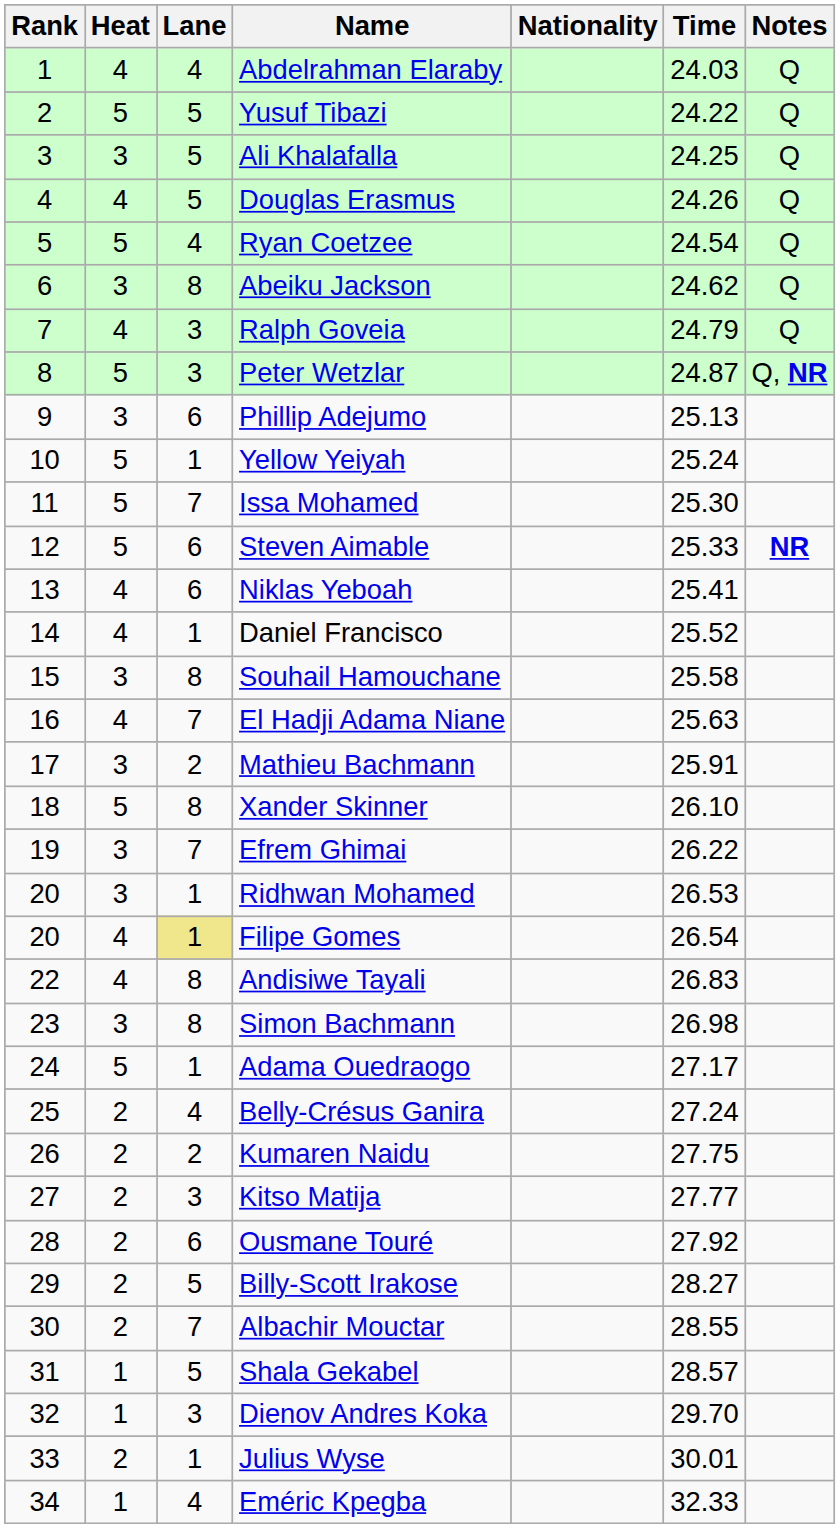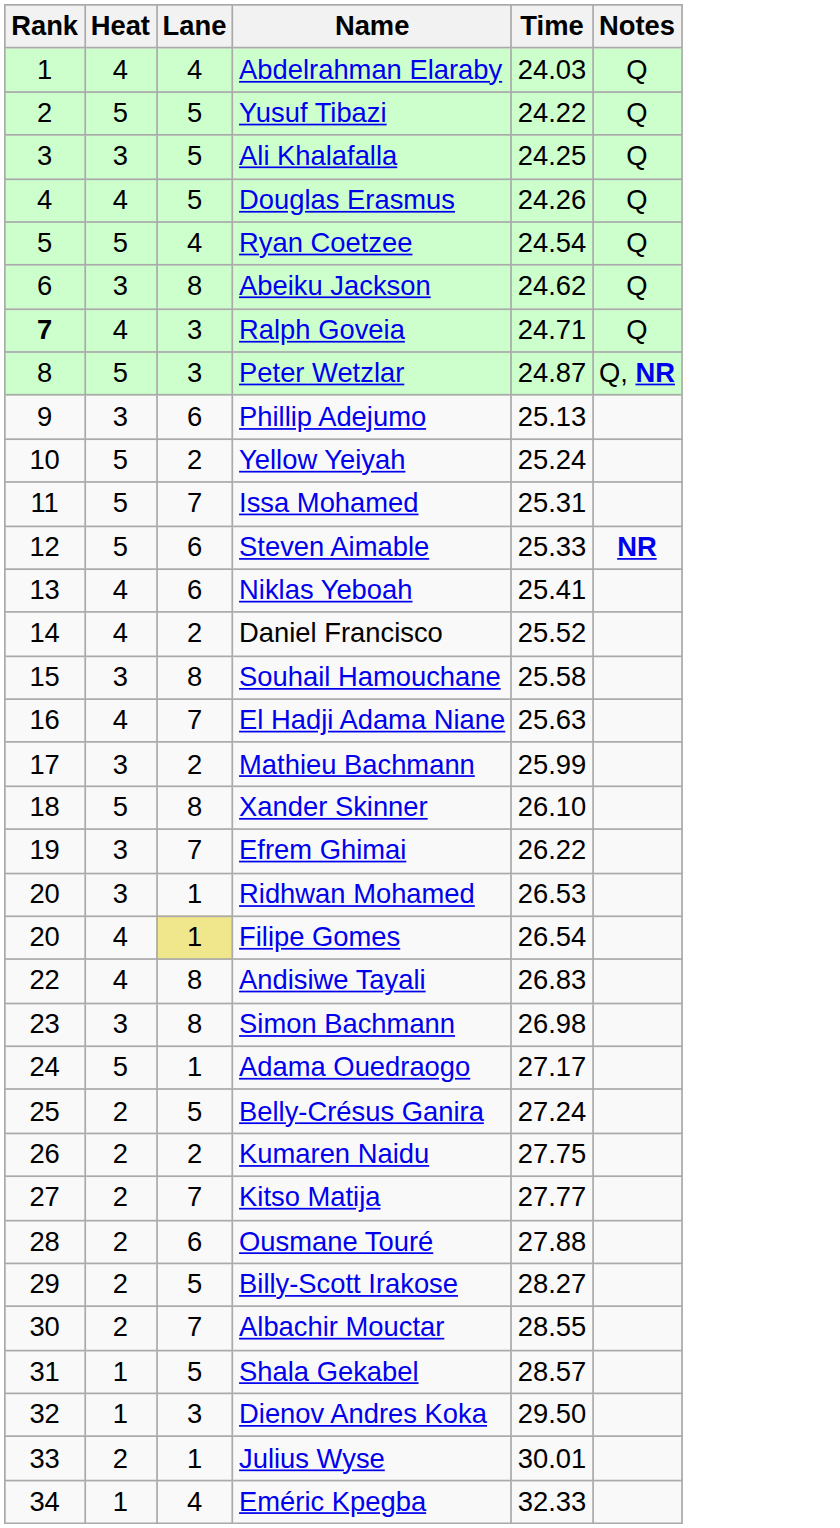- column: (588, 26)
(45, 329) normal -> (45, 329) bold
(705, 329) 24.79 -> (552, 329) 24.71
(195, 460) 1 -> (195, 460) 2
(705, 503) 25.30 -> (552, 503) 25.31
(195, 633) 1 -> (195, 633) 2
(705, 763) 25.91 -> (552, 763) 25.99
(195, 1110) 4 -> (195, 1110) 5
(195, 1197) 3 -> (195, 1197) 7
(705, 1241) 27.92 -> (552, 1241) 27.88
(705, 1414) 29.70 -> (552, 1414) 29.50
